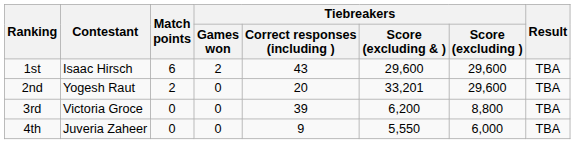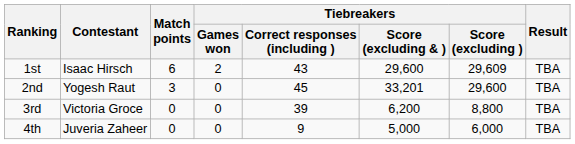(487, 68) 29,600 -> (487, 68) 29,609
(172, 88) 2 -> (172, 88) 3
(301, 88) 20 -> (301, 88) 45
(404, 128) 5,550 -> (404, 128) 5,000
